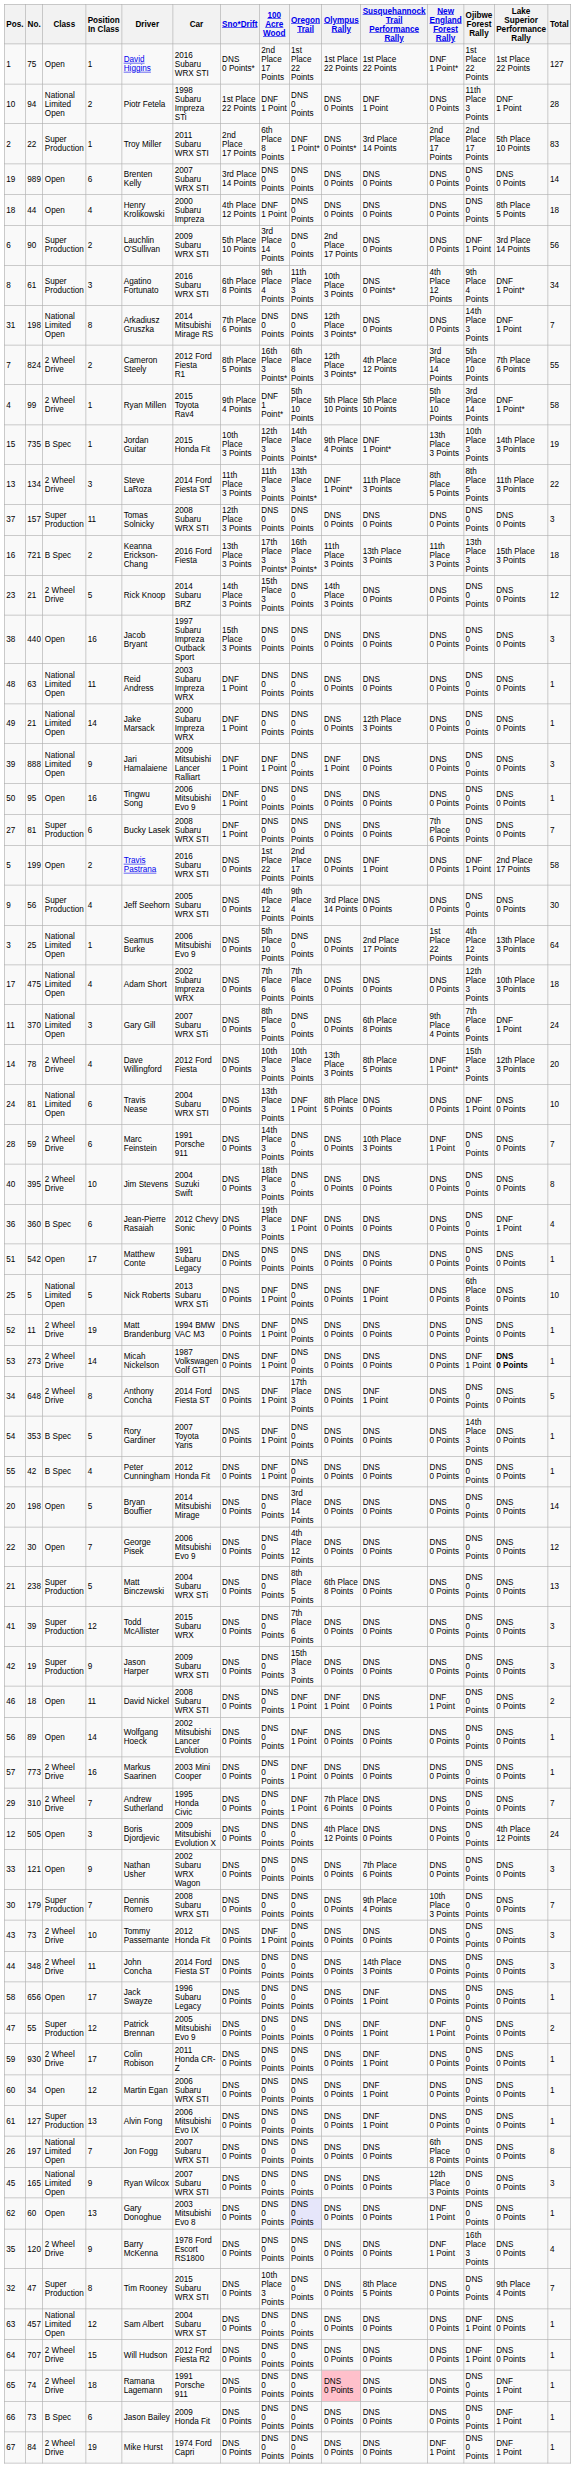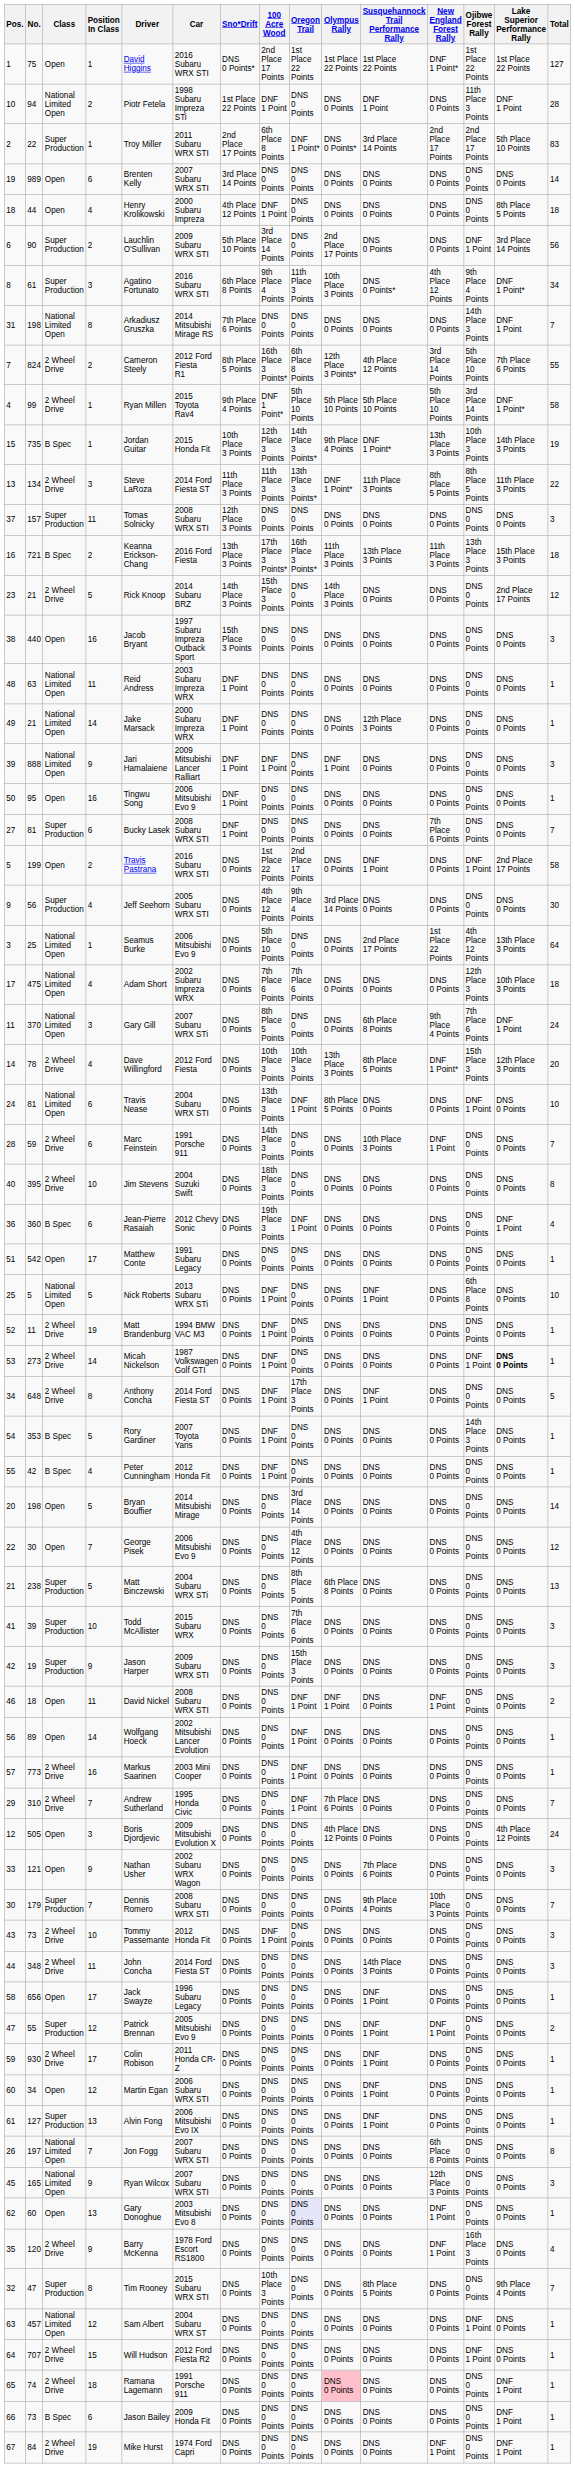(340, 325) 12th Place 3 Points* -> (339, 325) DNS 0 Points
(511, 595) DNS 0 Points -> (514, 595) 2nd Place 17 Points
(92, 1626) 12 -> (92, 1626) 10
